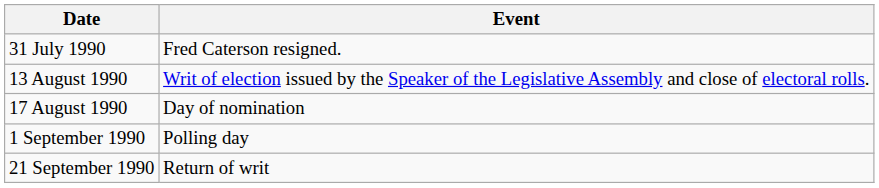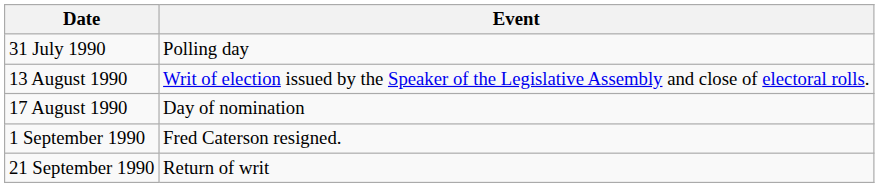(252, 49) Fred Caterson resigned. -> (206, 49) Polling day
(206, 138) Polling day -> (252, 138) Fred Caterson resigned.
